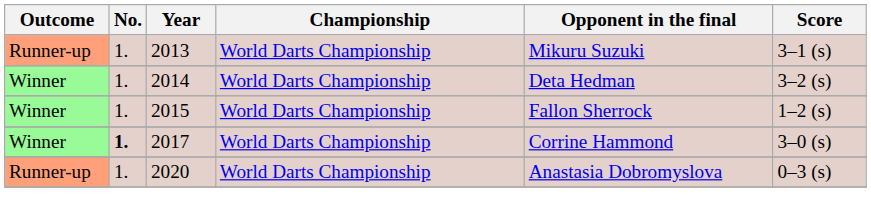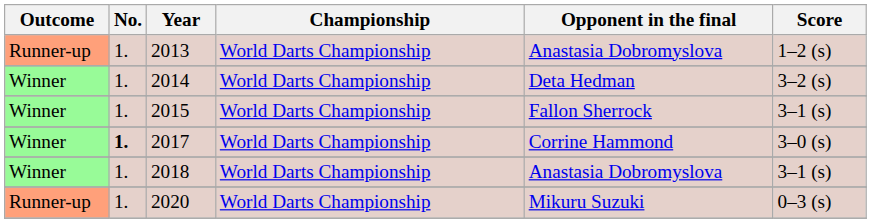(587, 50) Mikuru Suzuki -> (625, 50) Anastasia Dobromyslova
(804, 50) 3–1 (s) -> (804, 50) 1–2 (s)
(804, 111) 1–2 (s) -> (804, 111) 3–1 (s)
+ row: (170, 171)
(625, 171) Anastasia Dobromyslova -> (587, 202) Mikuru Suzuki
